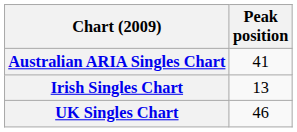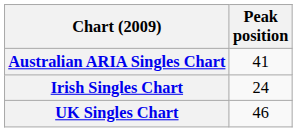(261, 87) 13 -> (261, 87) 24
